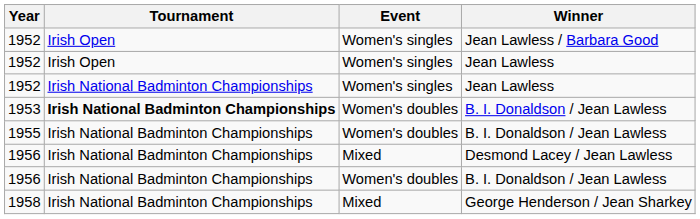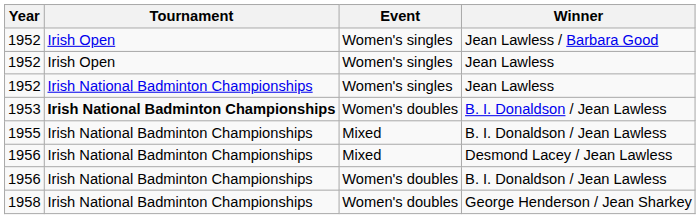(400, 133) Women's doubles -> (362, 133) Mixed
(362, 202) Mixed -> (400, 202) Women's doubles
